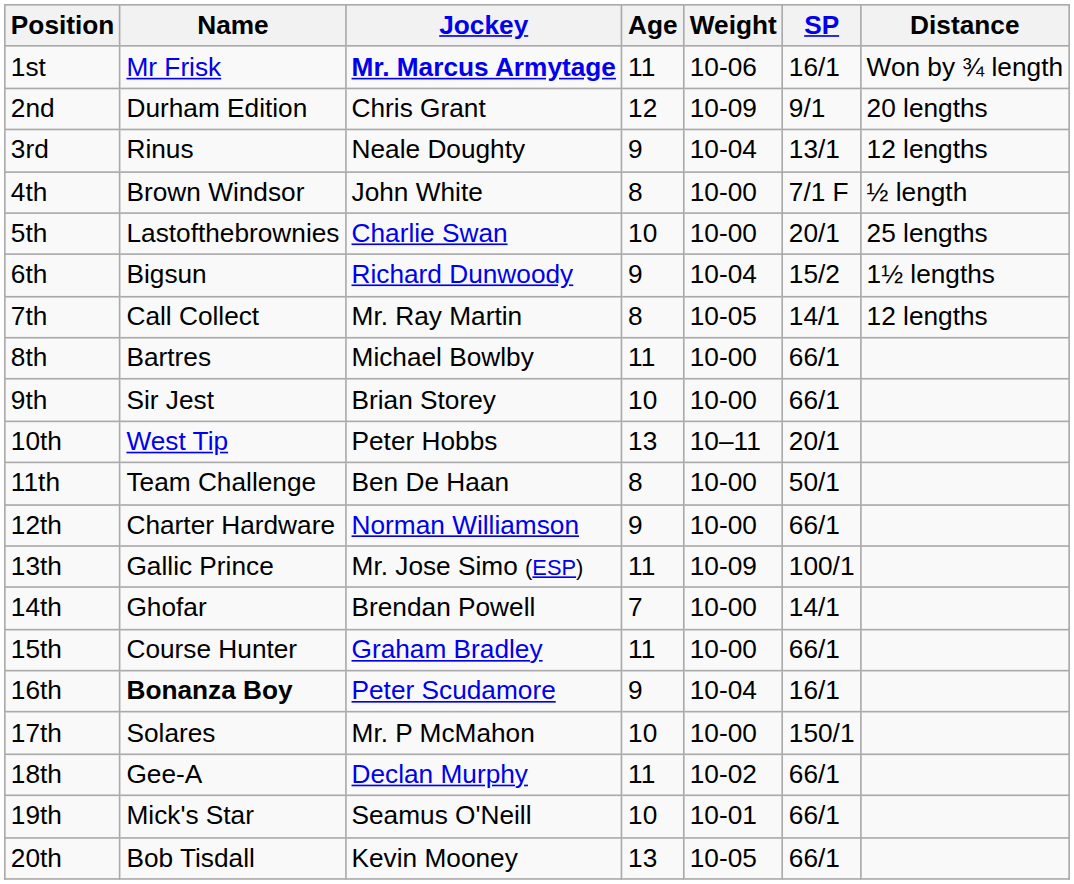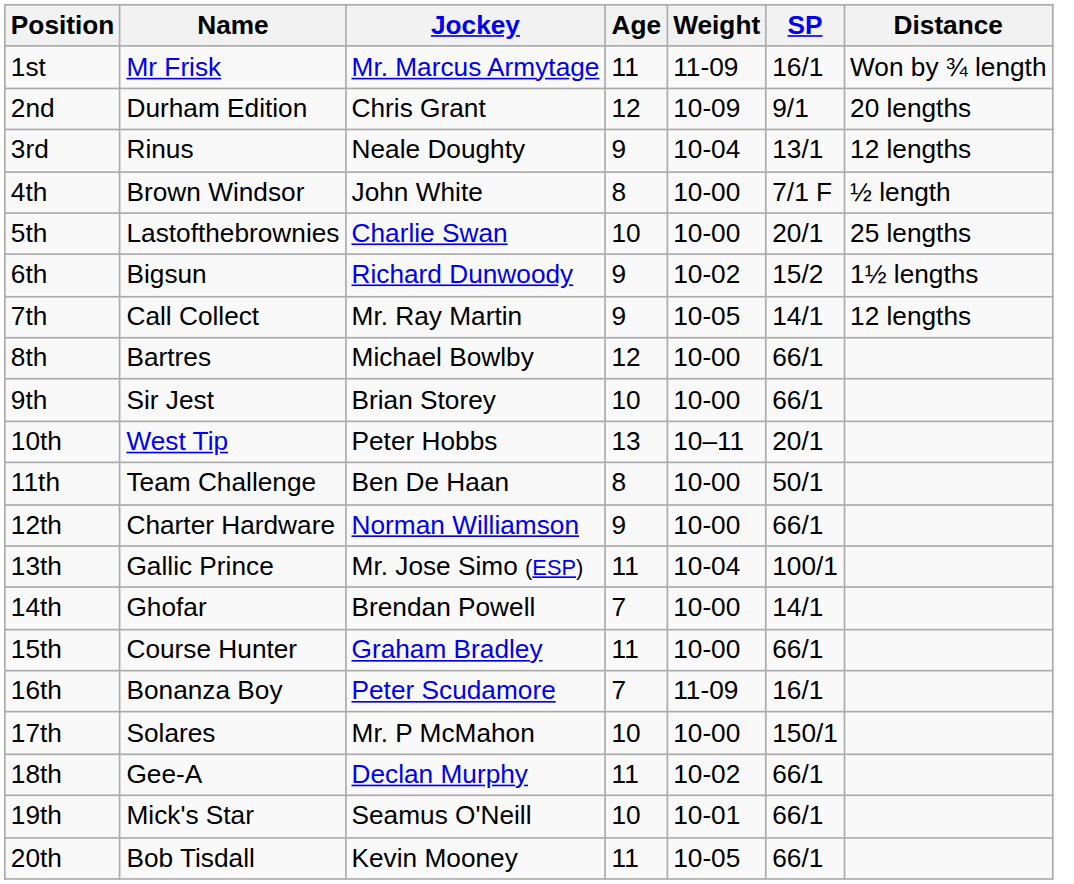(484, 66) bold -> (475, 66) normal
(723, 66) 10-06 -> (706, 66) 11-09
(723, 274) 10-04 -> (707, 274) 10-02
(635, 316) 8 -> (619, 316) 9
(642, 358) 11 -> (626, 358) 12
(723, 566) 10-09 -> (707, 566) 10-04
(210, 691) bold -> (205, 691) normal
(635, 691) 9 -> (619, 691) 7
(723, 691) 10-04 -> (706, 691) 11-09
(643, 857) 13 -> (625, 857) 11
